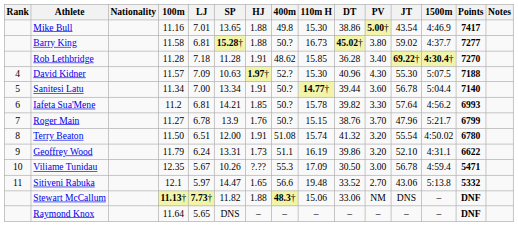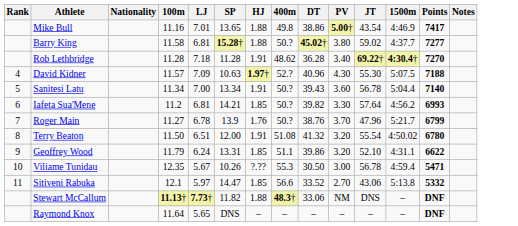- column: (316, 11)
(350, 89) 39.44 -> (314, 89) 39.43
(258, 151) 1.73 -> (258, 151) 1.85
(258, 182) 1.65 -> (258, 182) 1.85
